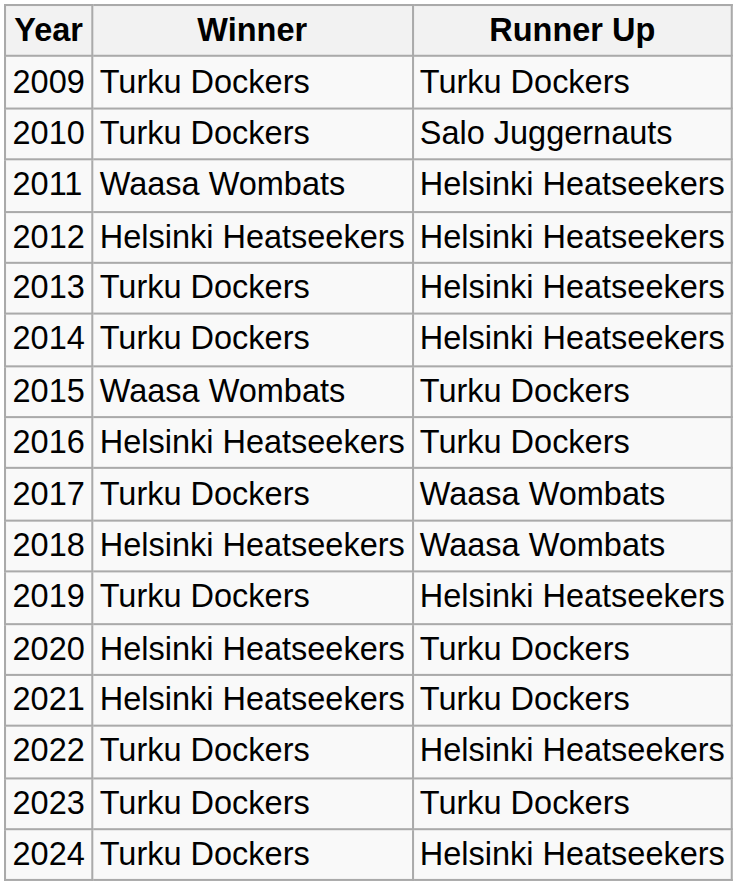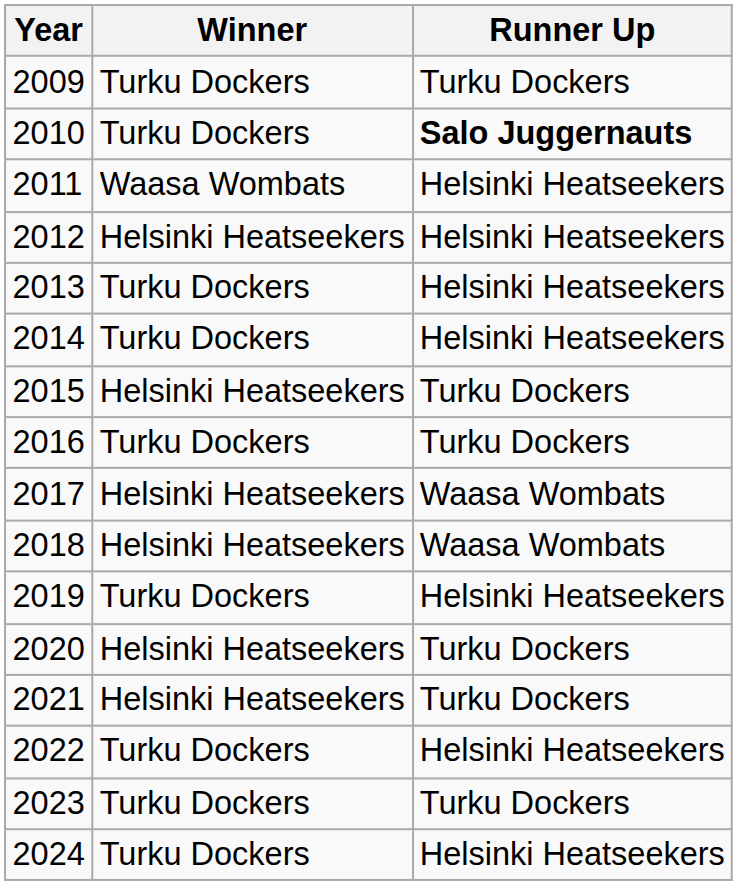(546, 133) normal -> (556, 133) bold
(222, 390) Waasa Wombats -> (252, 390) Helsinki Heatseekers
(252, 442) Helsinki Heatseekers -> (205, 442) Turku Dockers
(205, 493) Turku Dockers -> (252, 493) Helsinki Heatseekers
